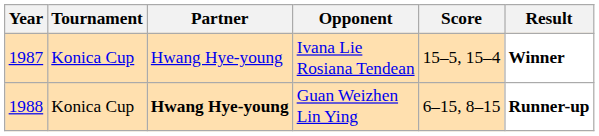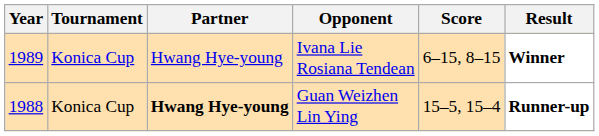(26, 57) 1987 -> (26, 57) 1989
(462, 57) 15–5, 15–4 -> (462, 57) 6–15, 8–15
(462, 106) 6–15, 8–15 -> (462, 106) 15–5, 15–4
